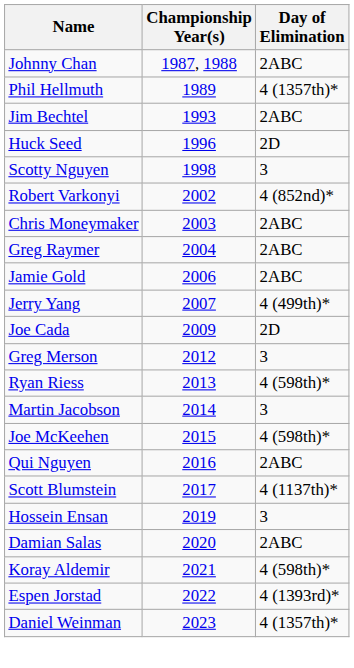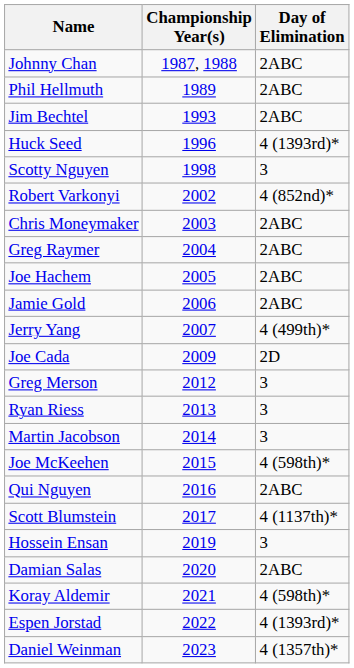(299, 90) 4 (1357th)* -> (281, 90) 2ABC
(270, 143) 2D -> (299, 143) 4 (1393rd)*
+ row: (50, 276)
(295, 383) 4 (598th)* -> (264, 409) 3
